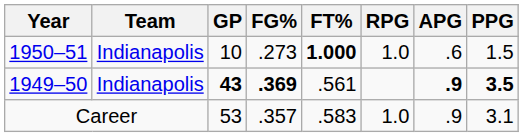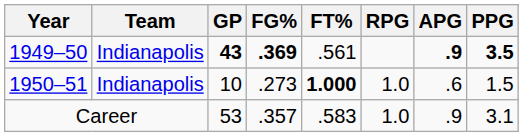rows swapped: (48, 84) <-> (48, 52)
